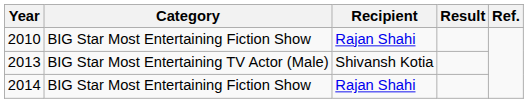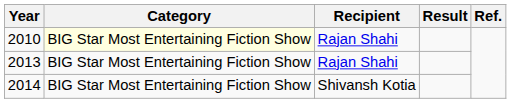(179, 39) no background -> (179, 39) lightyellow background
(188, 62) BIG Star Most Entertaining TV Actor (Male) -> (179, 62) BIG Star Most Entertaining Fiction Show
(384, 62) Shivansh Kotia -> (358, 62) Rajan Shahi
(375, 86) Rajan Shahi -> (367, 86) Shivansh Kotia
